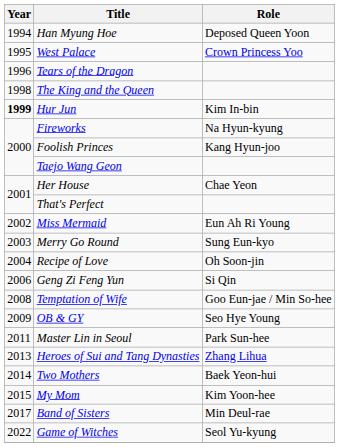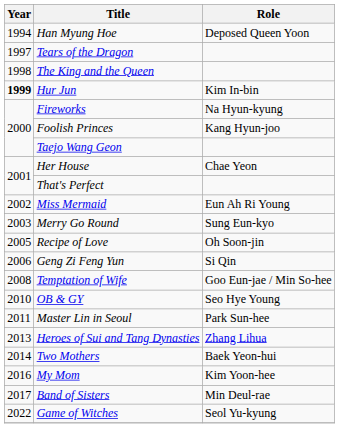- row: (66, 52)
(19, 71) 1996 -> (19, 52) 1997
(19, 261) 2004 -> (19, 242) 2005
(19, 318) 2009 -> (19, 299) 2010
(19, 394) 2015 -> (19, 375) 2016
